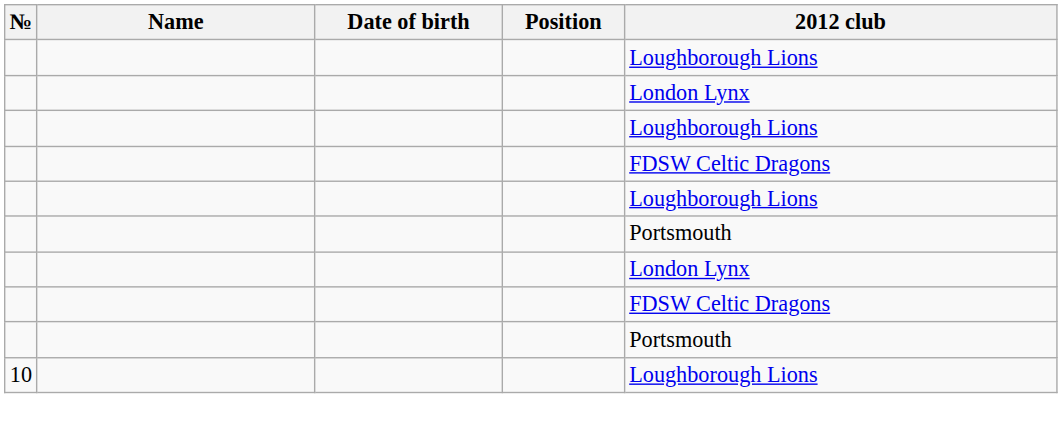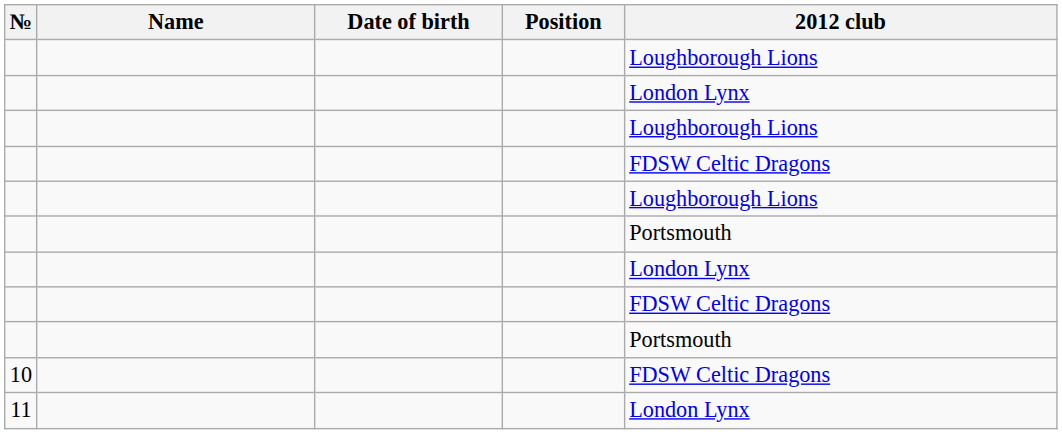(723, 374) Loughborough Lions -> (730, 374) FDSW Celtic Dragons
+ row: (21, 410)
